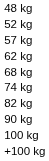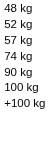- row: (18, 56)
- row: (18, 72)
- row: (18, 103)
